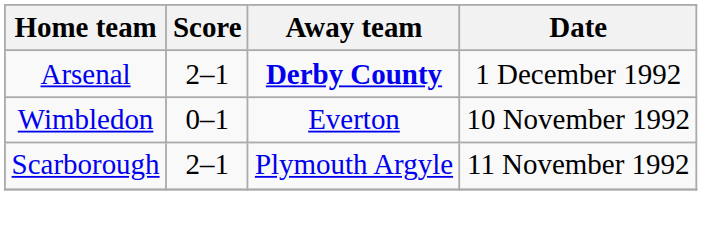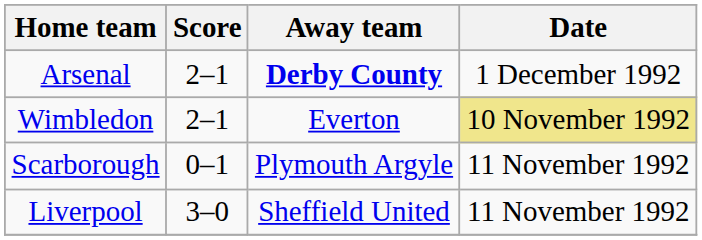(207, 119) 0–1 -> (207, 119) 2–1
(578, 119) no background -> (578, 119) khaki background
(207, 165) 2–1 -> (207, 165) 0–1
+ row: (86, 211)
